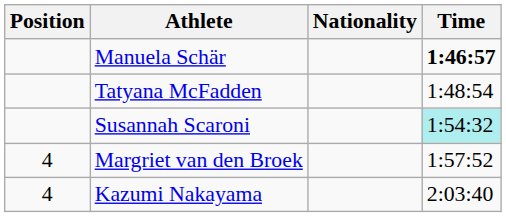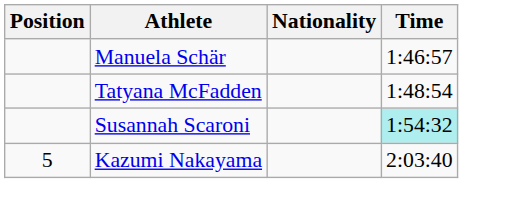(461, 56) bold -> (419, 56) normal
- row: (199, 159)
(47, 194) 4 -> (47, 159) 5
